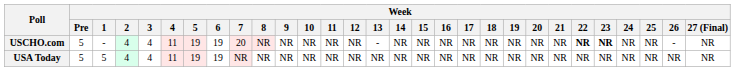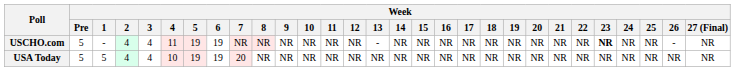(241, 43) 20 -> (241, 43) NR
(583, 43) bold -> (583, 43) normal
(172, 58) 11 -> (172, 58) 10
(241, 58) NR -> (241, 58) 20
